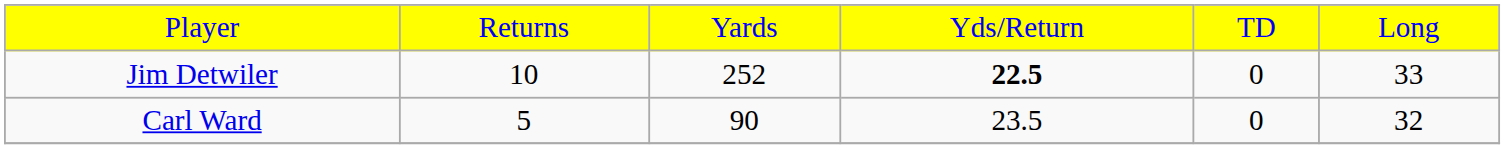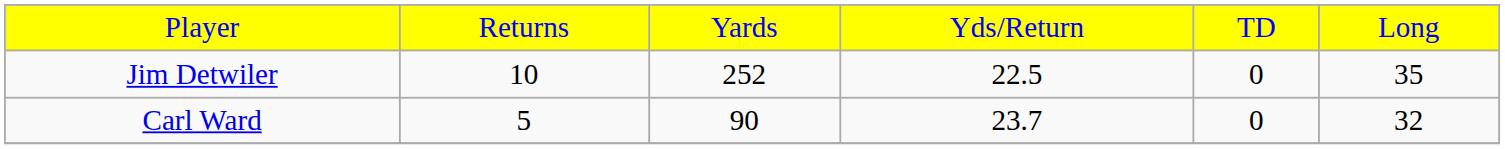(1017, 73) bold -> (1017, 73) normal
(1409, 73) 33 -> (1409, 73) 35
(1017, 119) 23.5 -> (1017, 119) 23.7
